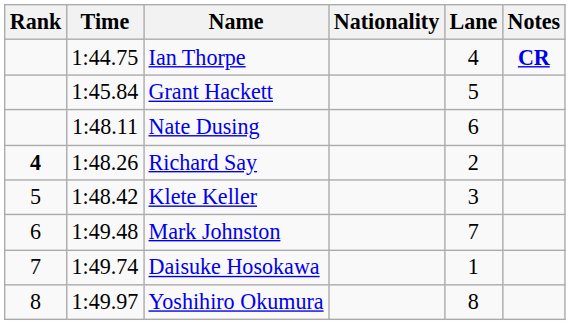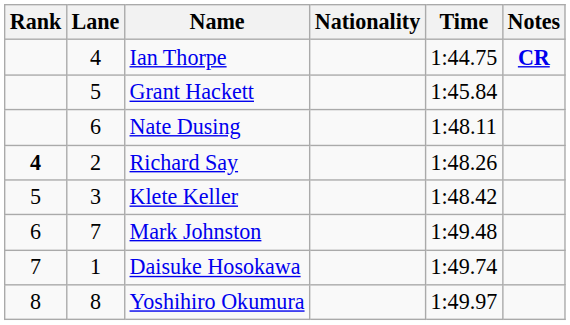columns swapped: (473, 22) <-> (105, 22)
